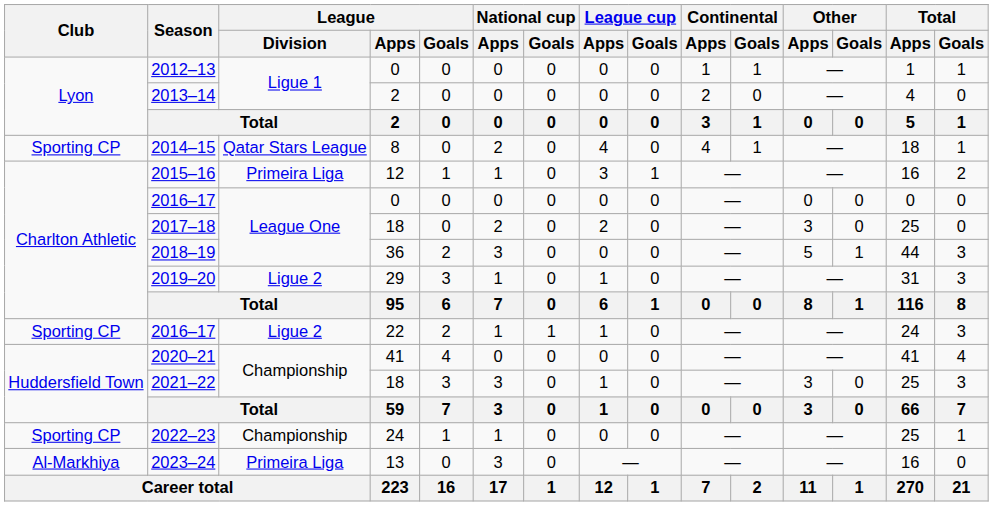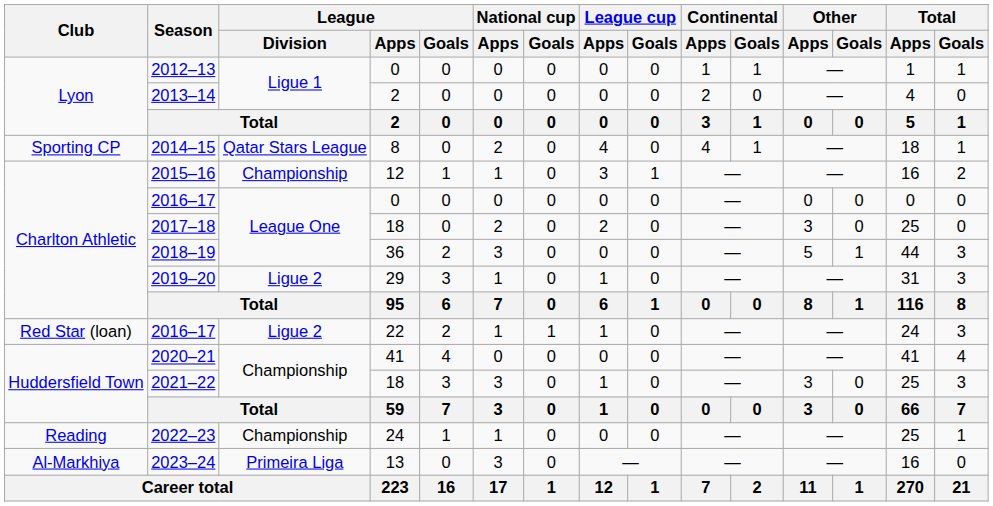(295, 174) Primeira Liga -> (295, 174) Championship
(76, 331) Sporting CP -> (76, 331) Red Star (loan)
(76, 435) Sporting CP -> (76, 435) Reading
